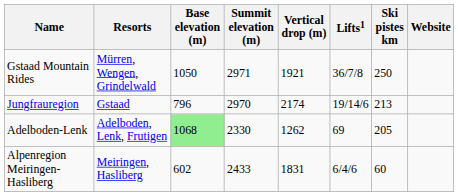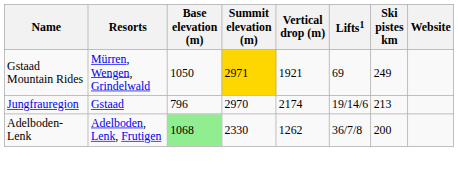(239, 72) no background -> (236, 72) gold background
(348, 72) 36/7/8 -> (338, 72) 69
(383, 72) 250 -> (383, 72) 249
(339, 130) 69 -> (347, 130) 36/7/8
(383, 130) 205 -> (383, 130) 200
- row: (37, 168)
